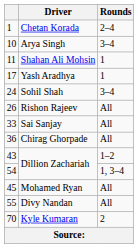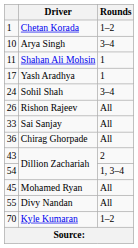(107, 27) 2–4 -> (107, 27) 1–2
(107, 155) 1–2 -> (102, 155) 2
(102, 219) 2 -> (107, 219) 1–2
